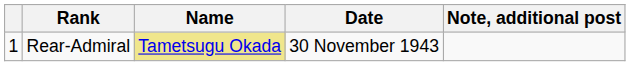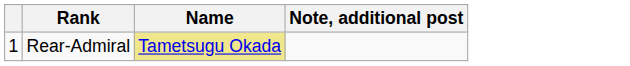- column: (364, 18)
